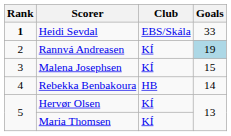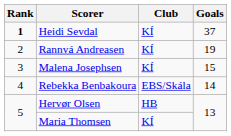(166, 31) EBS/Skála -> (147, 31) KÍ
(210, 31) 33 -> (210, 31) 37
(210, 49) lightblue background -> (210, 49) no background
(149, 85) HB -> (166, 85) EBS/Skála
(147, 103) KÍ -> (149, 103) HB
